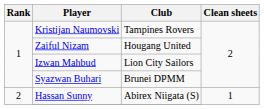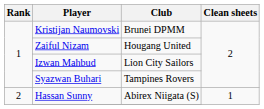(159, 29) Tampines Rovers -> (154, 29) Brunei DPMM
(154, 79) Brunei DPMM -> (159, 79) Tampines Rovers
